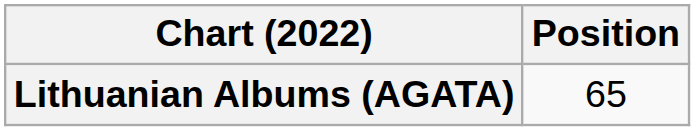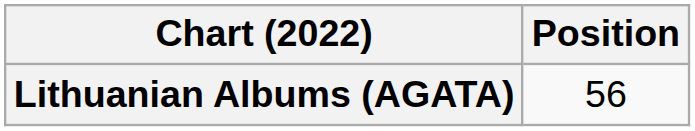(606, 93) 65 -> (606, 93) 56
